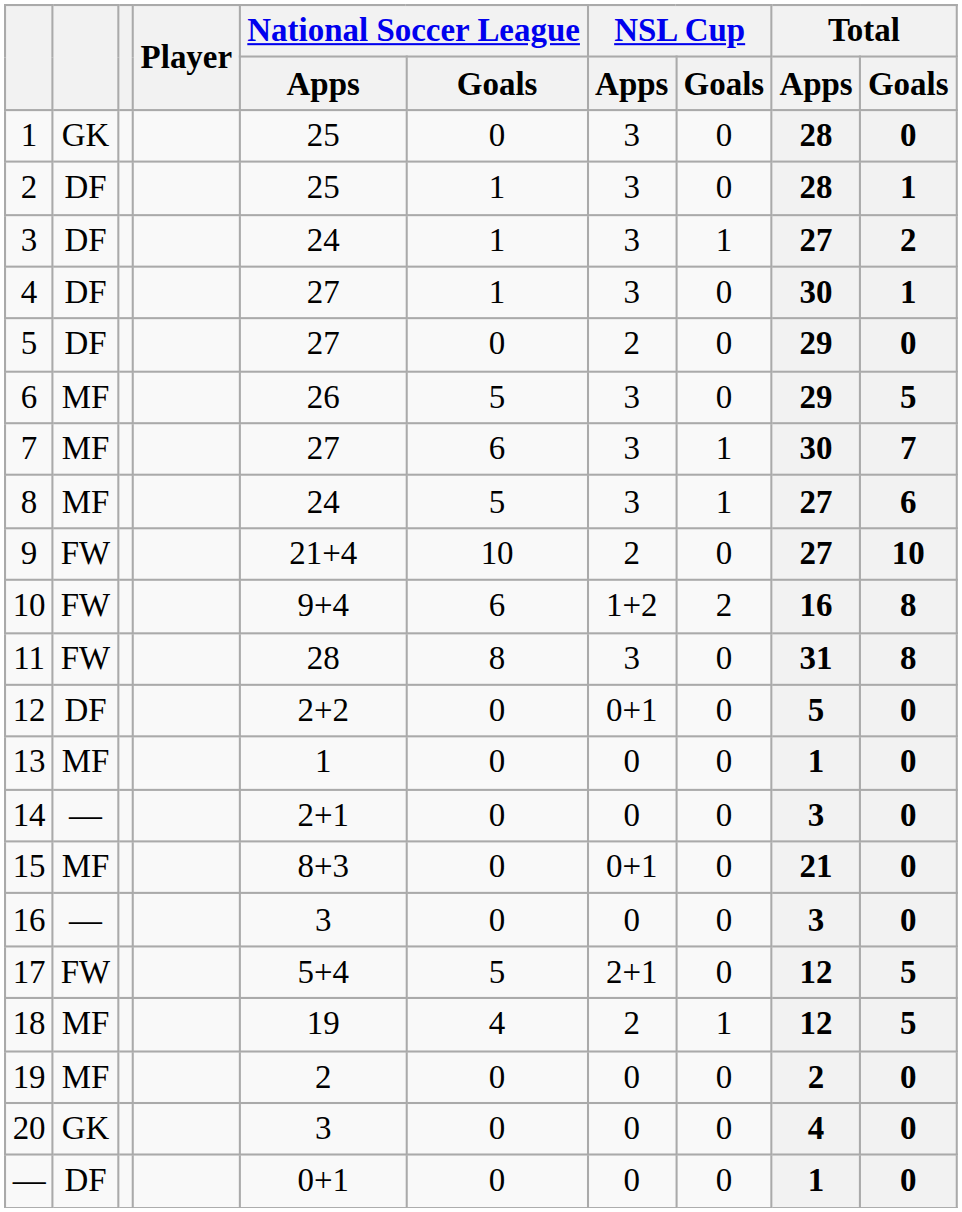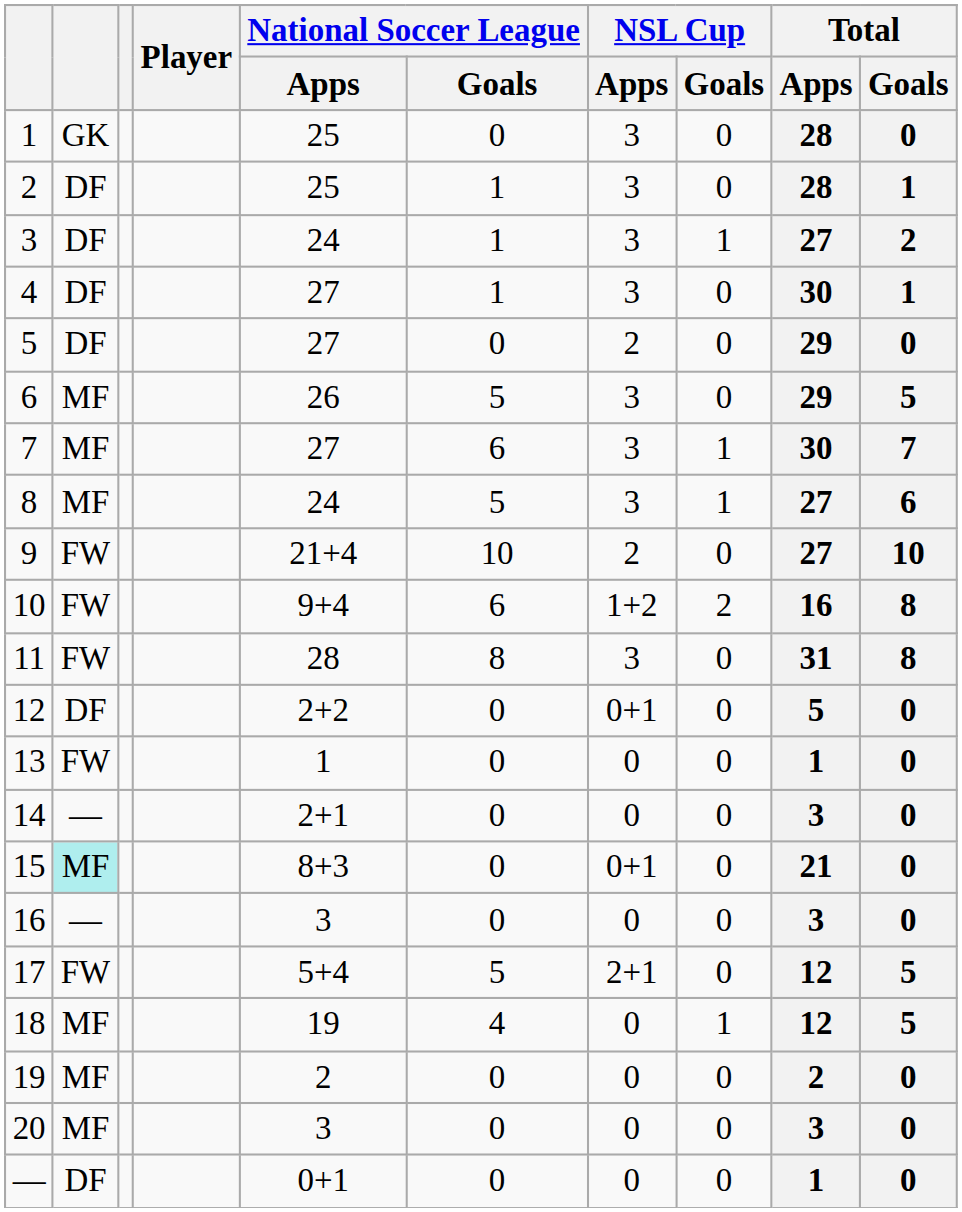(85, 762) MF -> (85, 762) FW
(85, 866) no background -> (85, 866) paleturquoise background
(632, 1023) 2 -> (632, 1023) 0
(85, 1128) GK -> (85, 1128) MF
(816, 1128) 4 -> (816, 1128) 3
